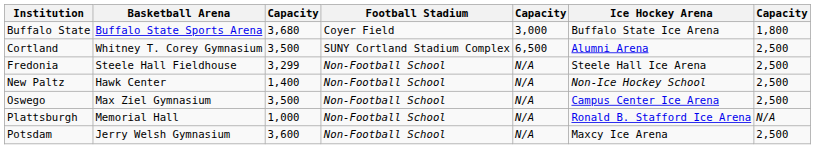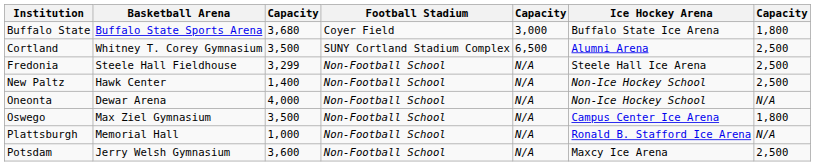+ row: (29, 100)
(772, 100) 2,500 -> (772, 117) 1,800
